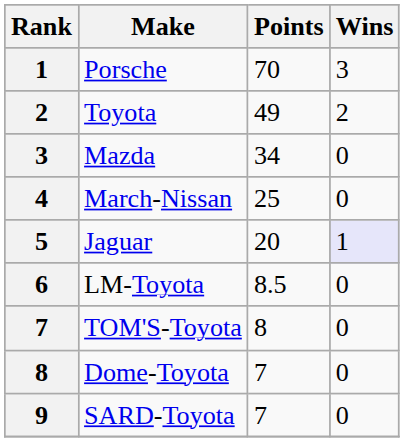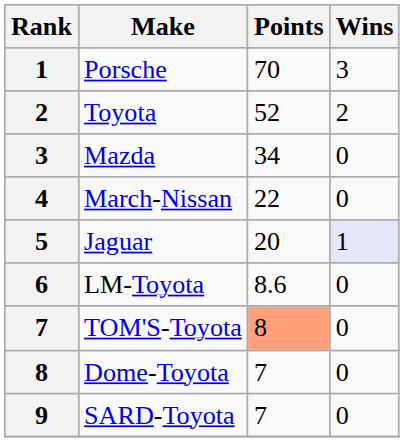(267, 112) 49 -> (267, 112) 52
(267, 198) 25 -> (267, 198) 22
(270, 284) 8.5 -> (270, 284) 8.6
(260, 327) no background -> (260, 327) lightsalmon background
